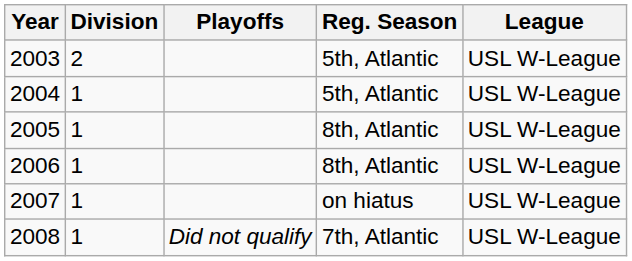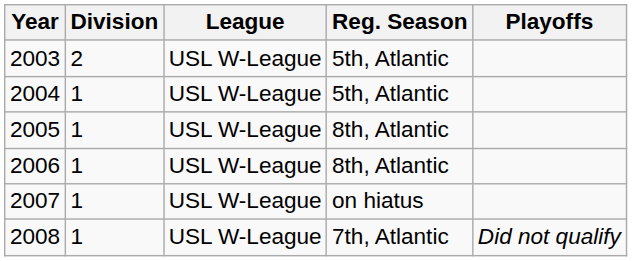columns swapped: (544, 22) <-> (240, 22)
